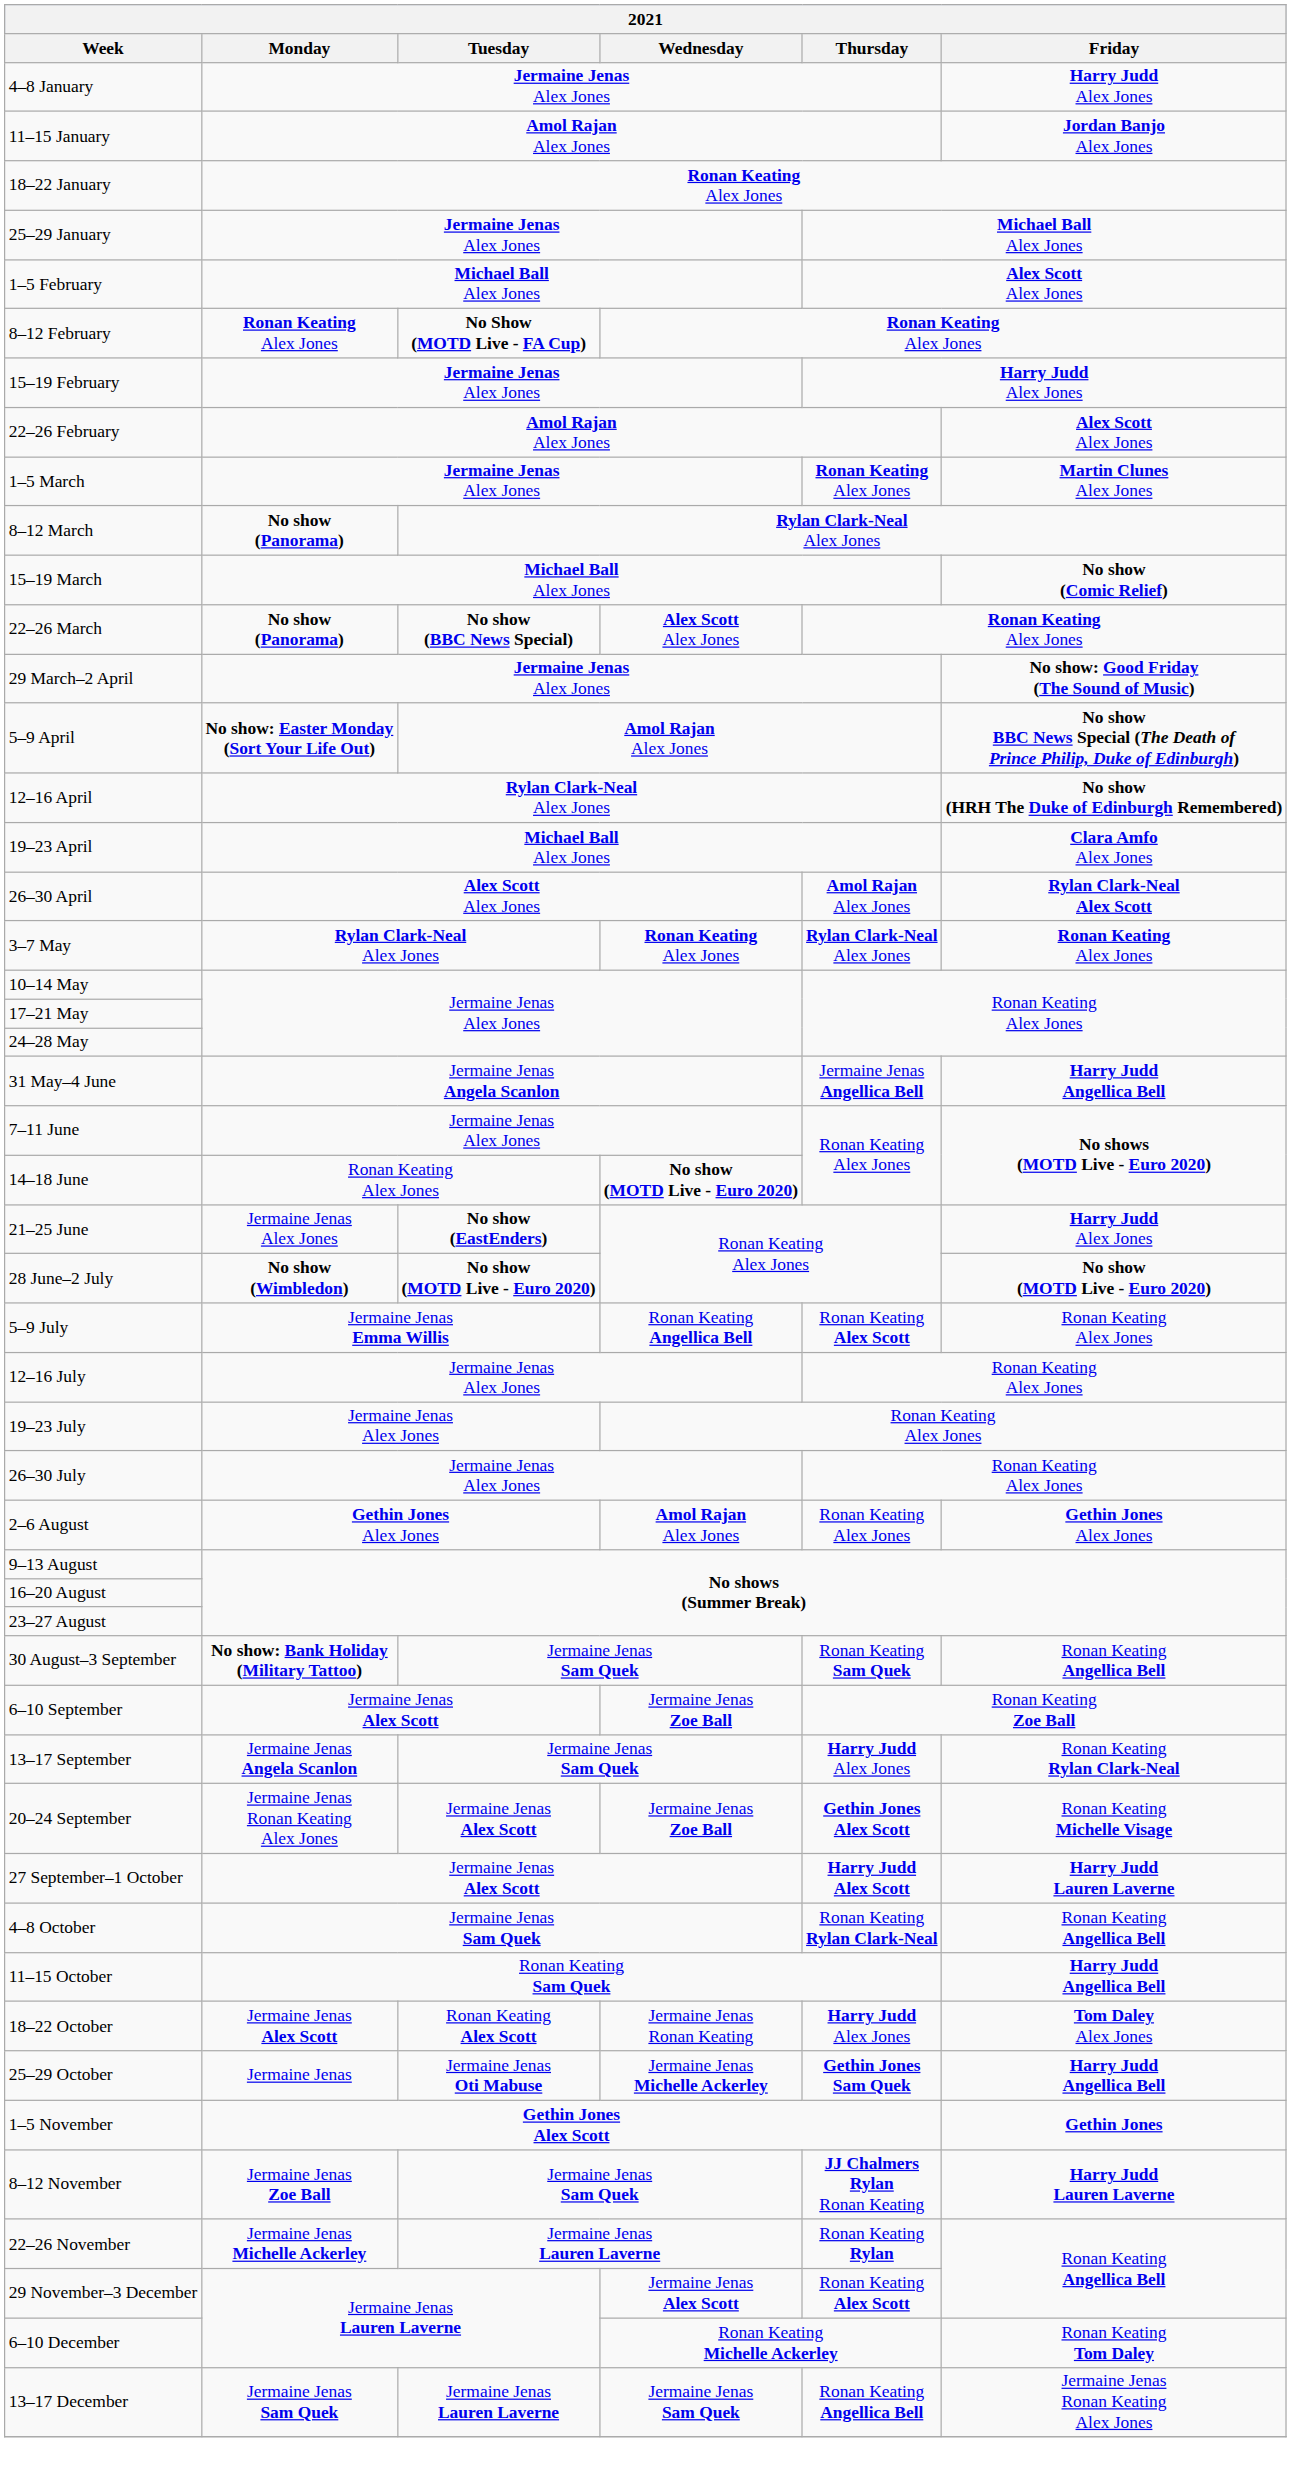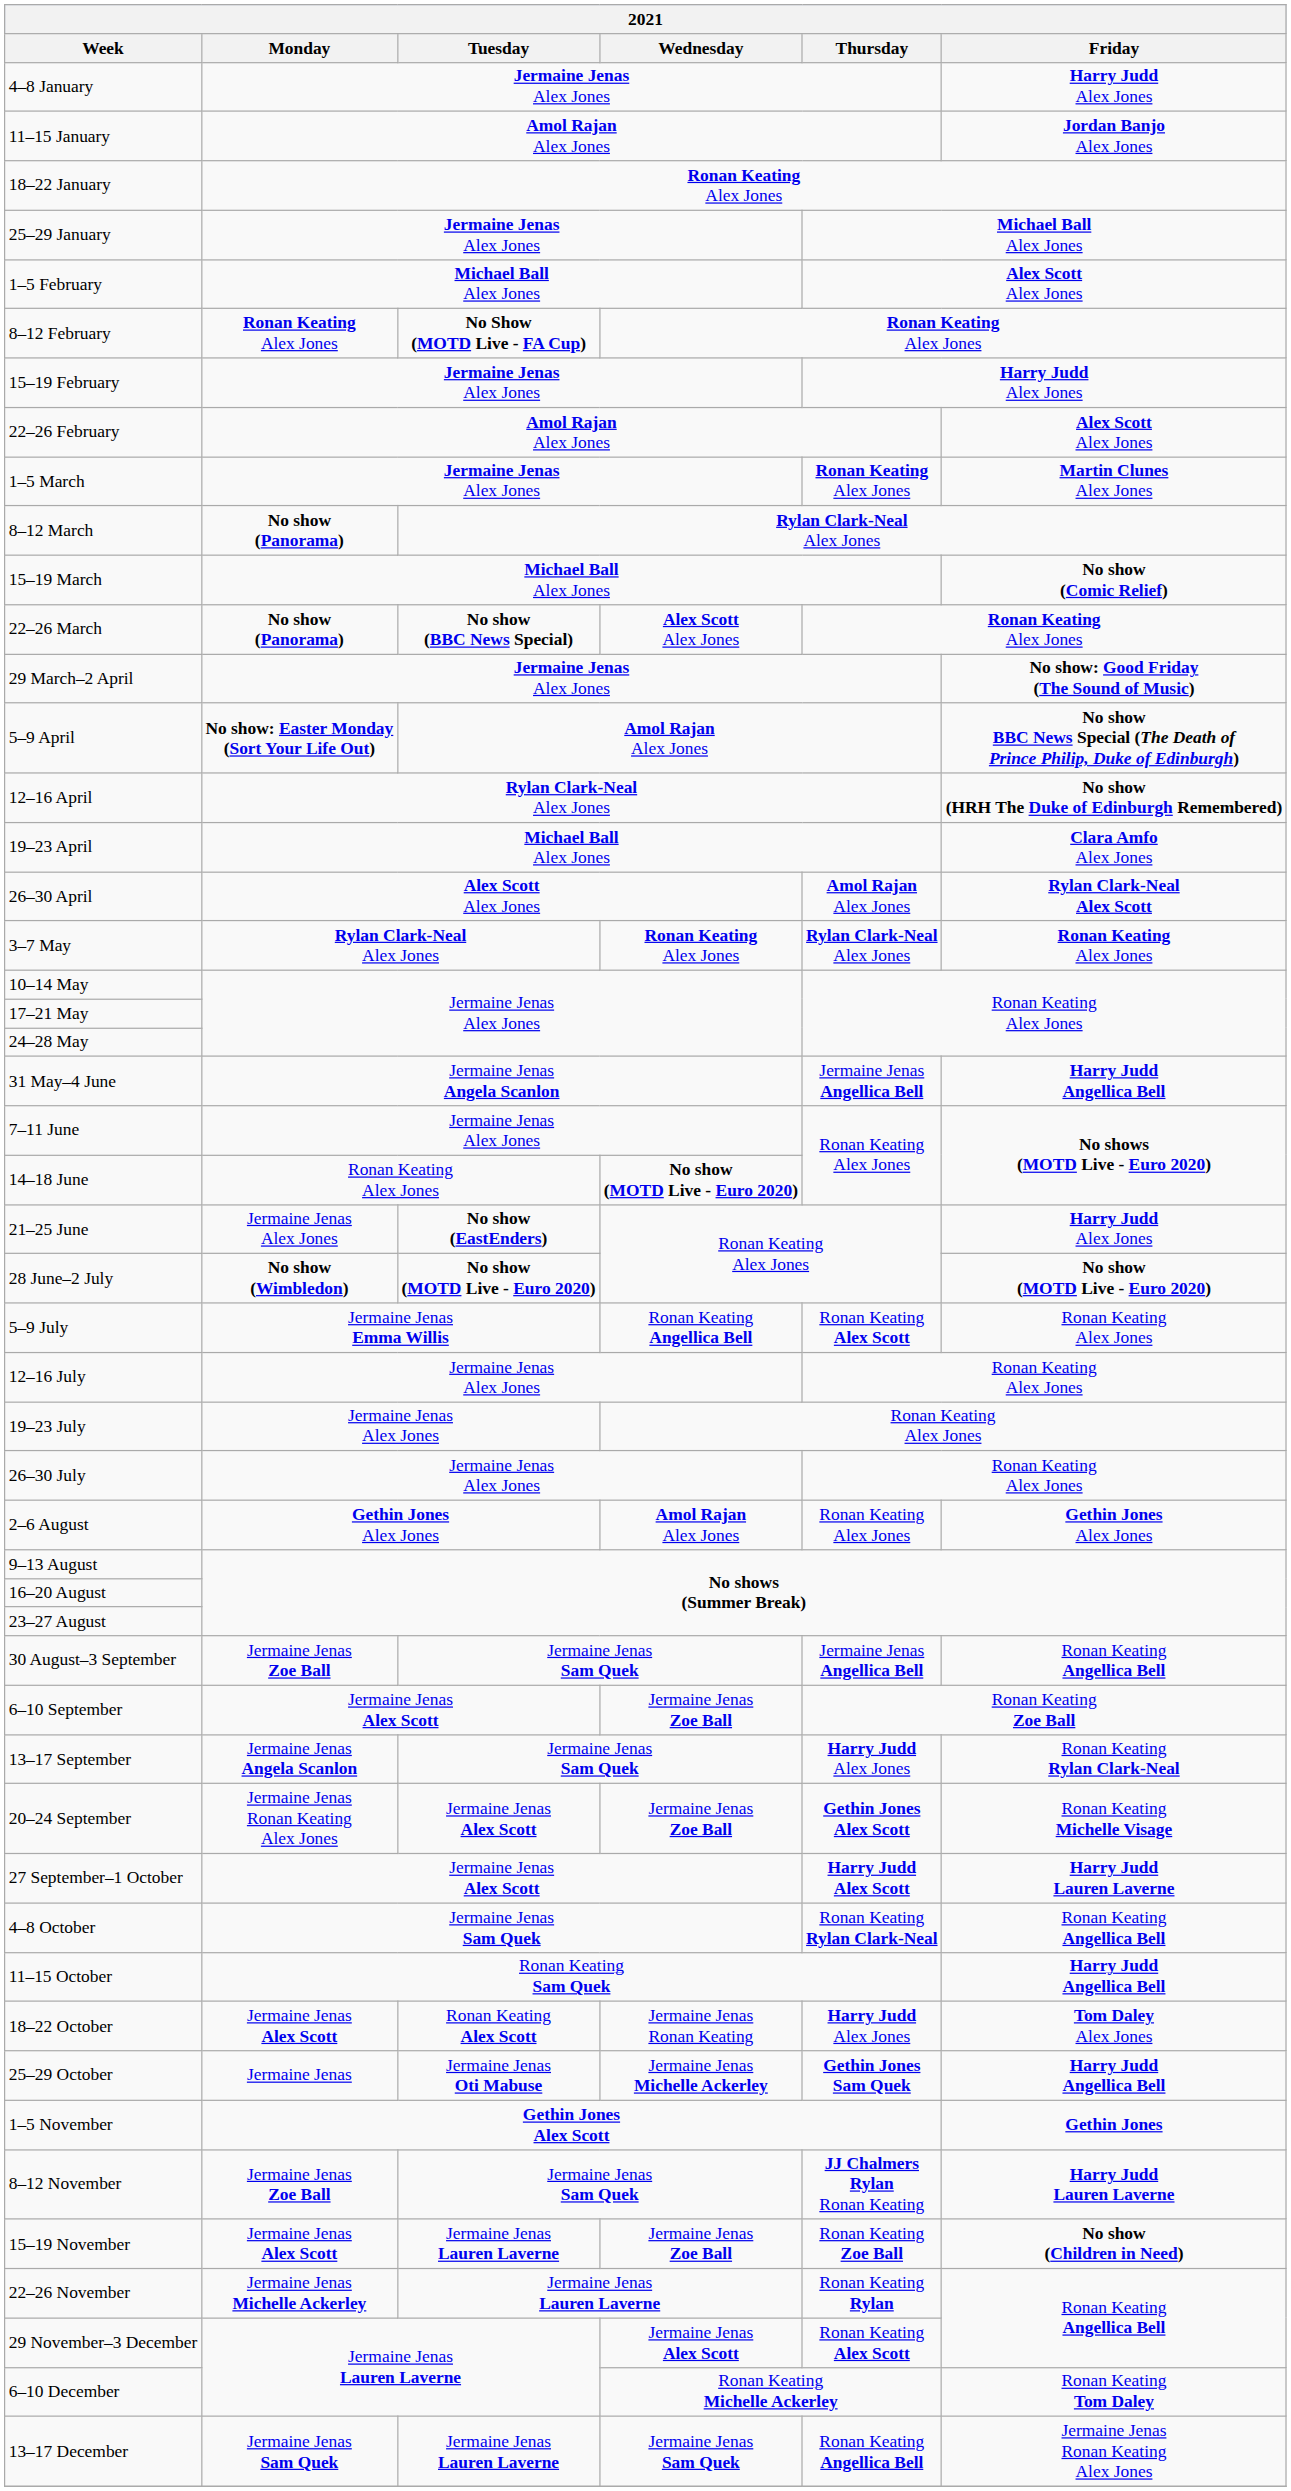(299, 1660) No show: Bank Holiday (Military Tattoo) -> (299, 1660) Jermaine Jenas Zoe Ball
(872, 1660) Ronan Keating Sam Quek -> (872, 1660) Jermaine Jenas Angellica Bell
+ row: (69, 2244)
